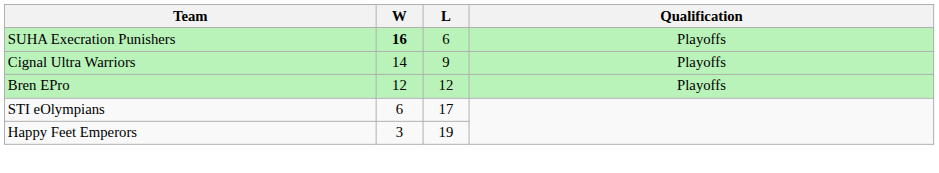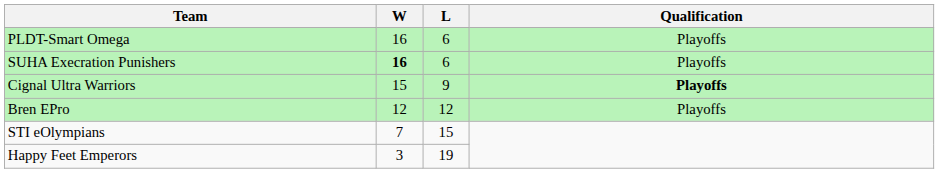+ row: (69, 39)
(399, 62) 14 -> (399, 86) 15
(701, 62) normal -> (701, 86) bold
(399, 109) 6 -> (399, 132) 7
(446, 109) 17 -> (446, 132) 15
